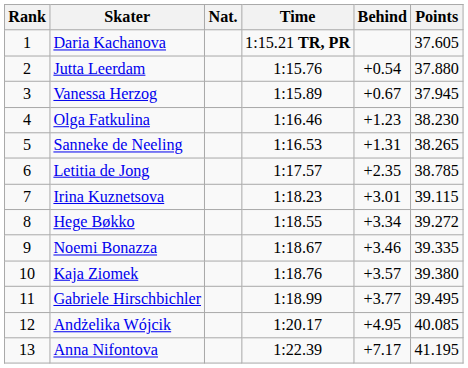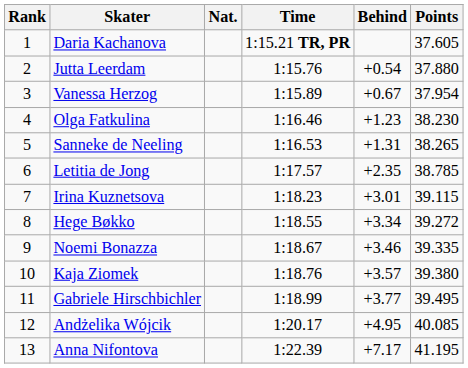(437, 94) 37.945 -> (437, 94) 37.954
